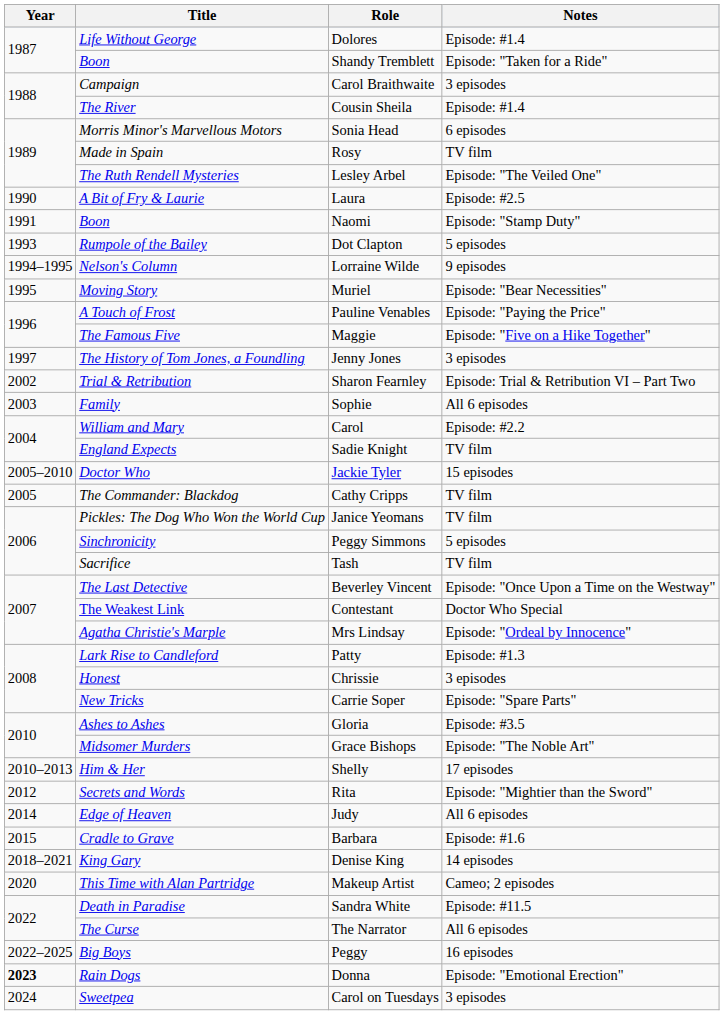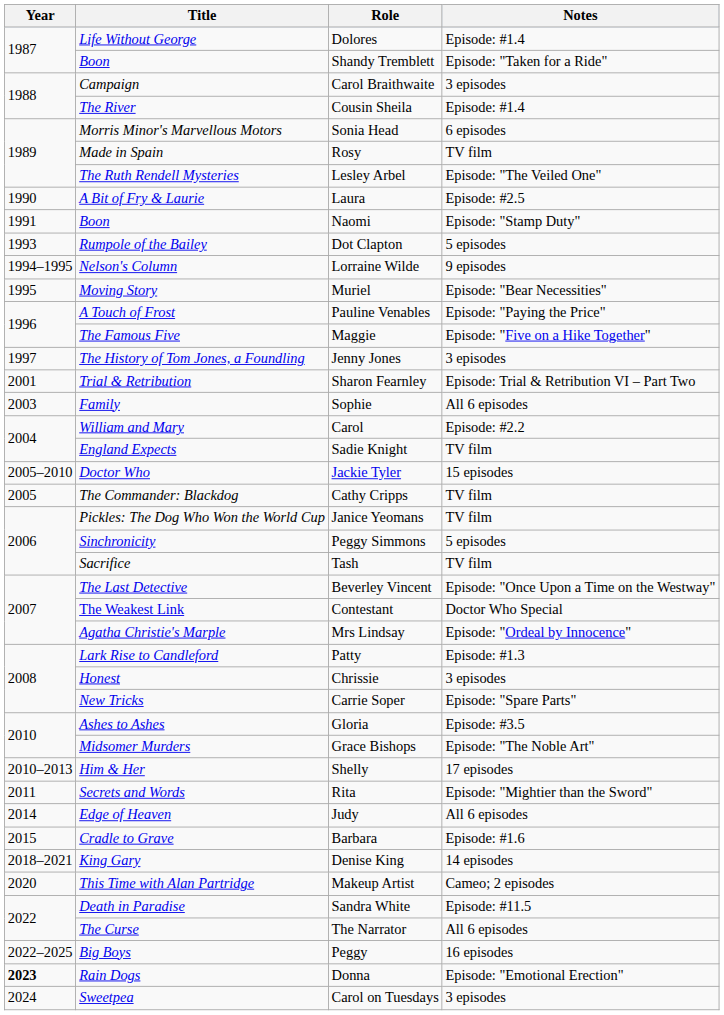(22, 381) 2002 -> (22, 381) 2001
(22, 792) 2012 -> (22, 792) 2011
